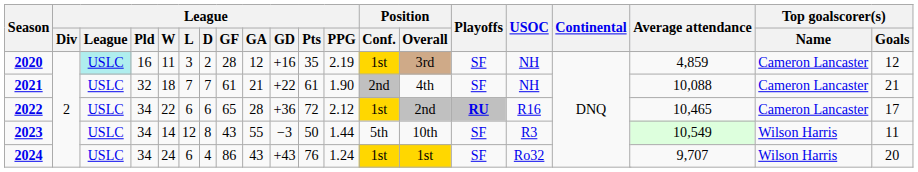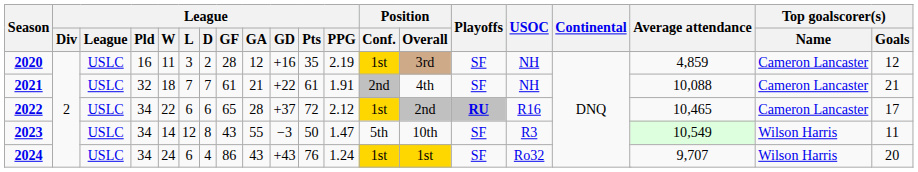(106, 63) paleturquoise background -> (106, 63) no background
(342, 86) 1.90 -> (342, 86) 1.91
(284, 109) +36 -> (284, 109) +37
(342, 132) 1.44 -> (342, 132) 1.47
